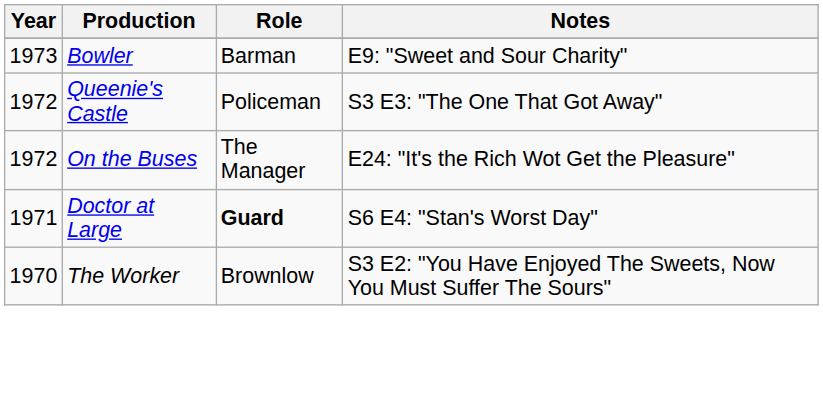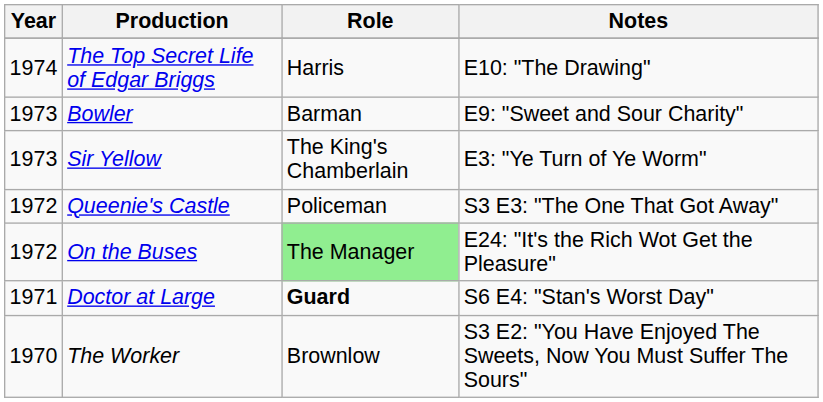+ row: (160, 67)
+ row: (114, 159)
(263, 159) no background -> (351, 251) lightgreen background
